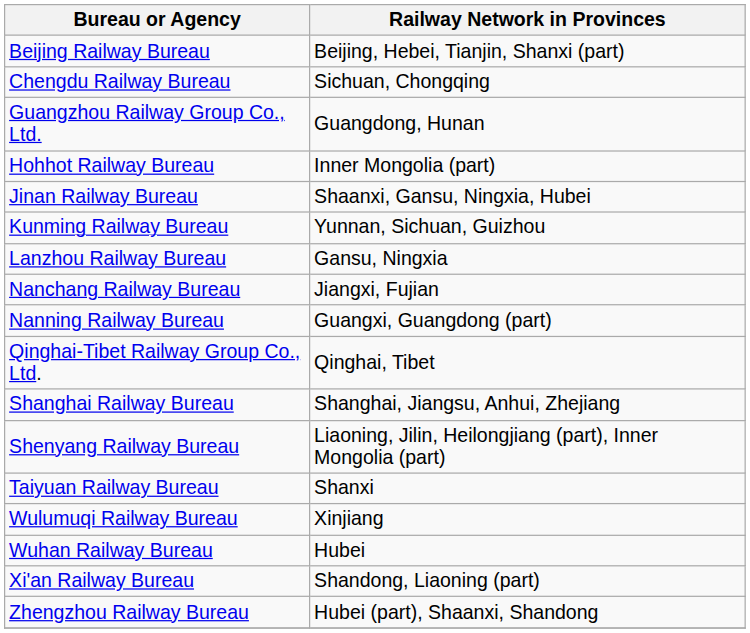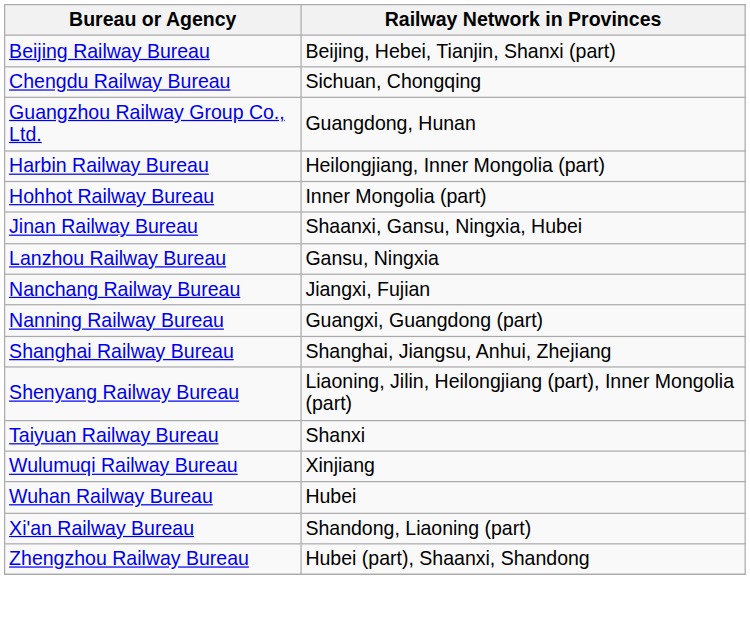+ row: (109, 165)
- row: (119, 227)
- row: (155, 362)
